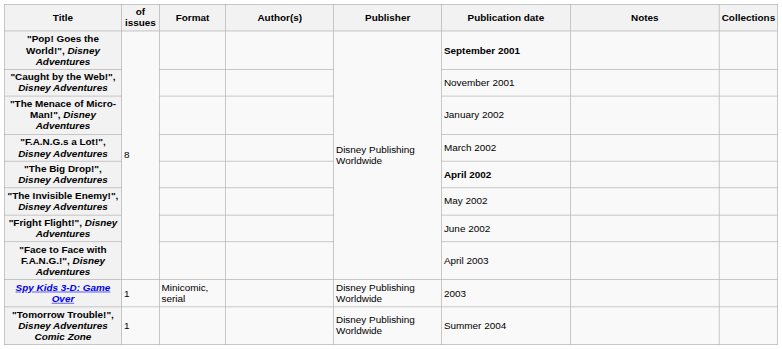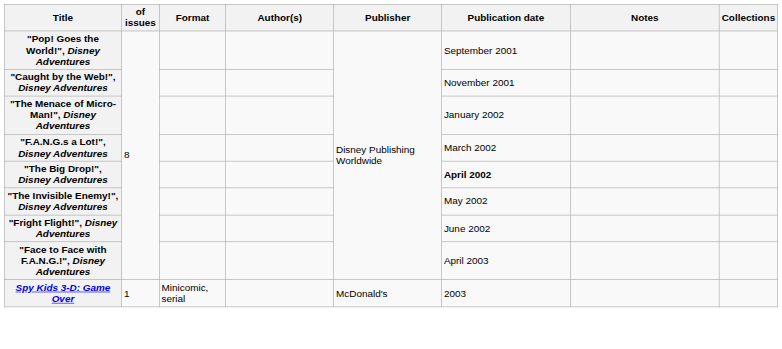(482, 50) bold -> (481, 50) normal
(375, 293) Disney Publishing Worldwide -> (362, 293) McDonald's
- row: (63, 325)
